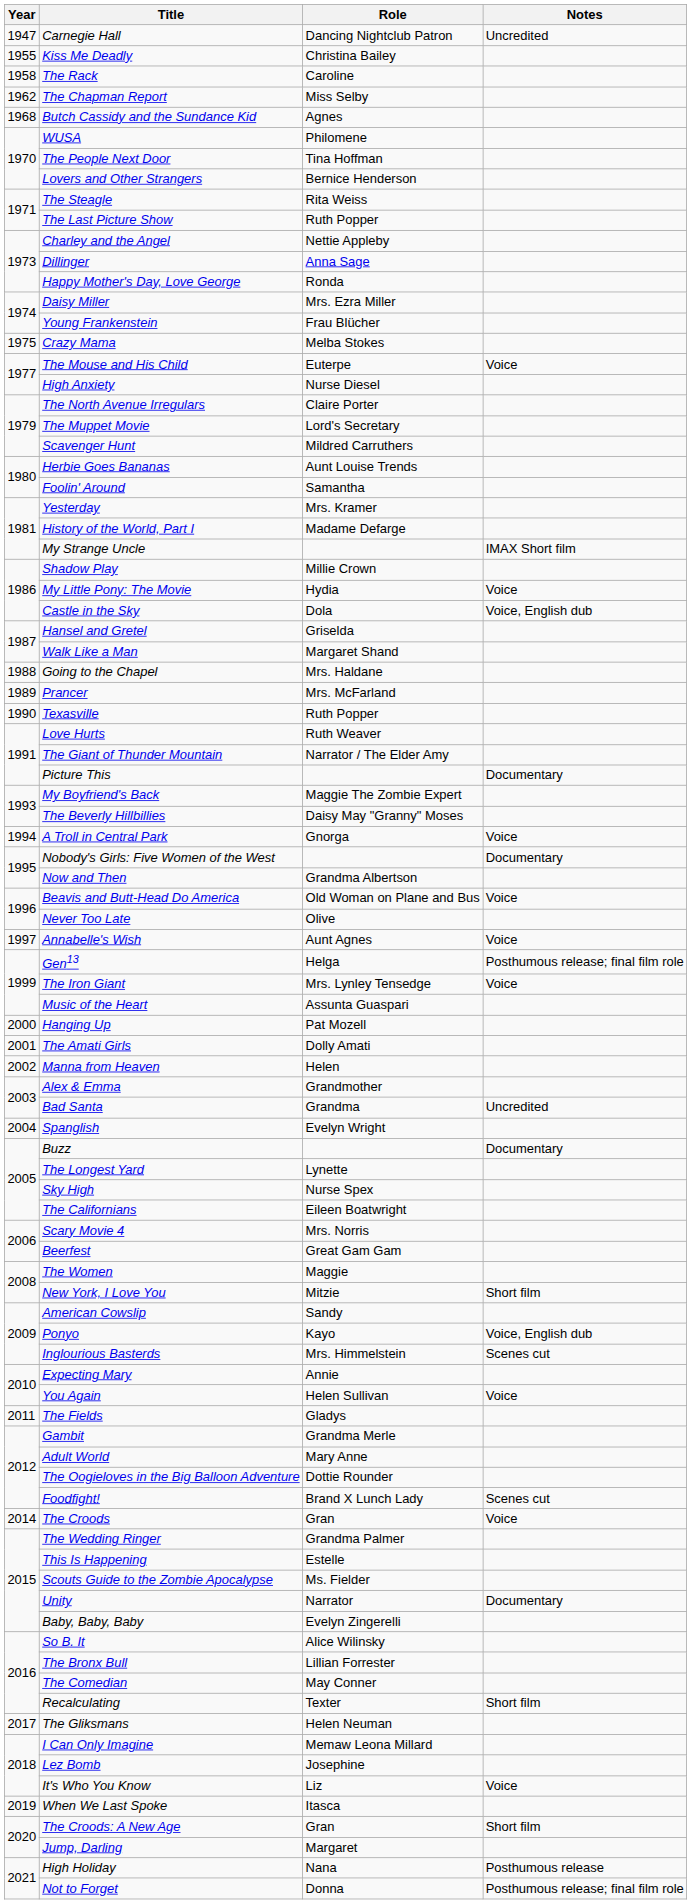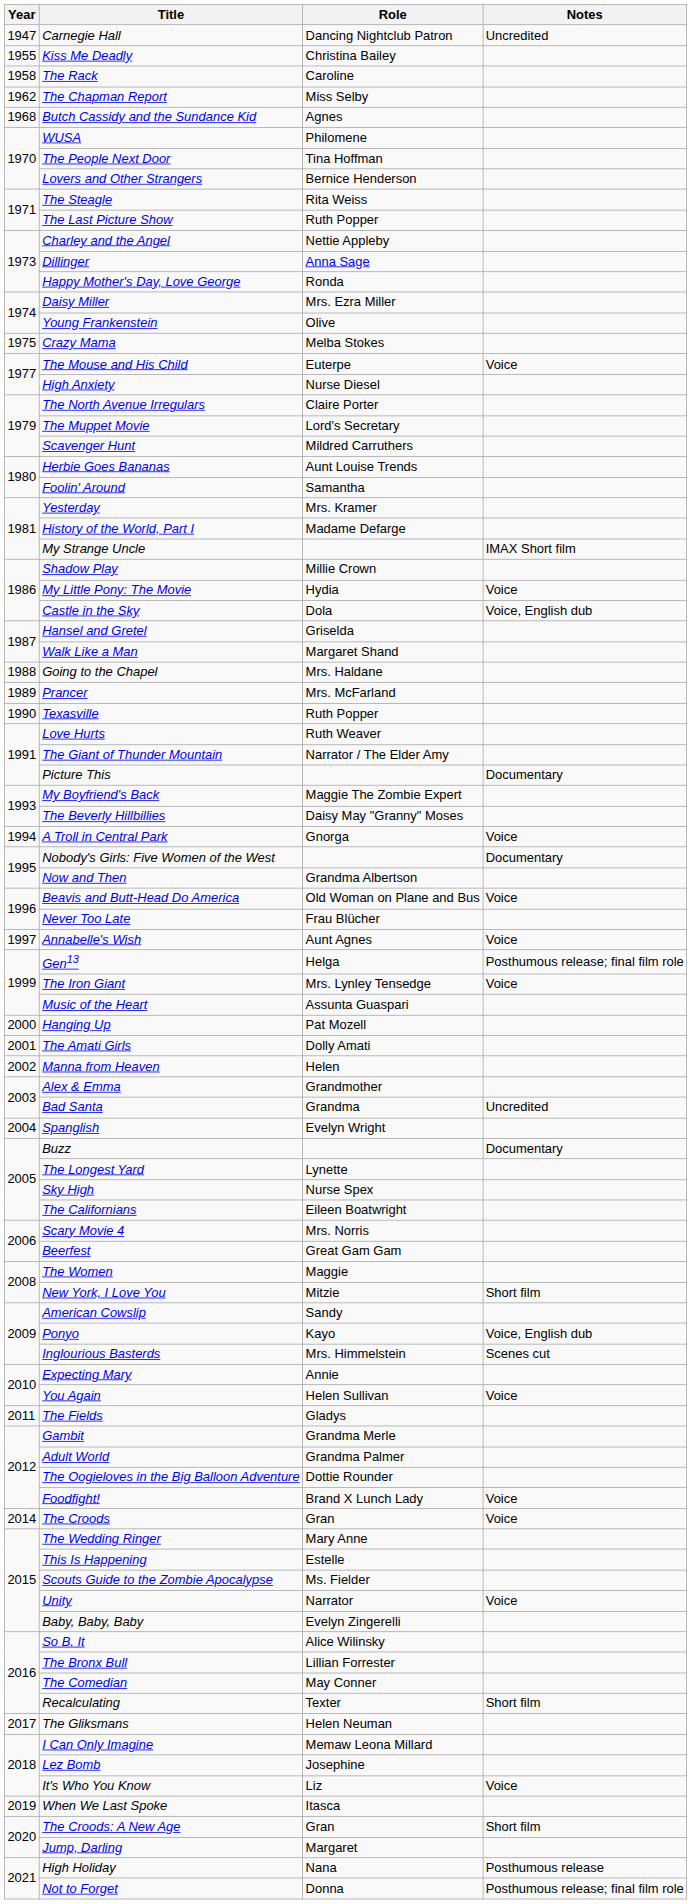(343, 323) Frau Blücher -> (320, 323) Olive
(320, 919) Olive -> (343, 919) Frau Blücher
(337, 1457) Mary Anne -> (355, 1457) Grandma Palmer
(518, 1498) Scenes cut -> (502, 1498) Voice
(355, 1539) Grandma Palmer -> (337, 1539) Mary Anne
(524, 1600) Documentary -> (502, 1600) Voice
